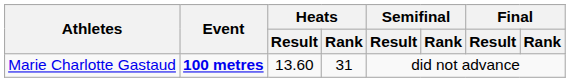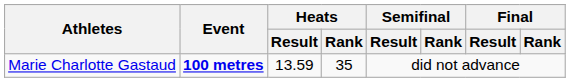(294, 66) 13.60 -> (294, 66) 13.59
(344, 66) 31 -> (344, 66) 35
